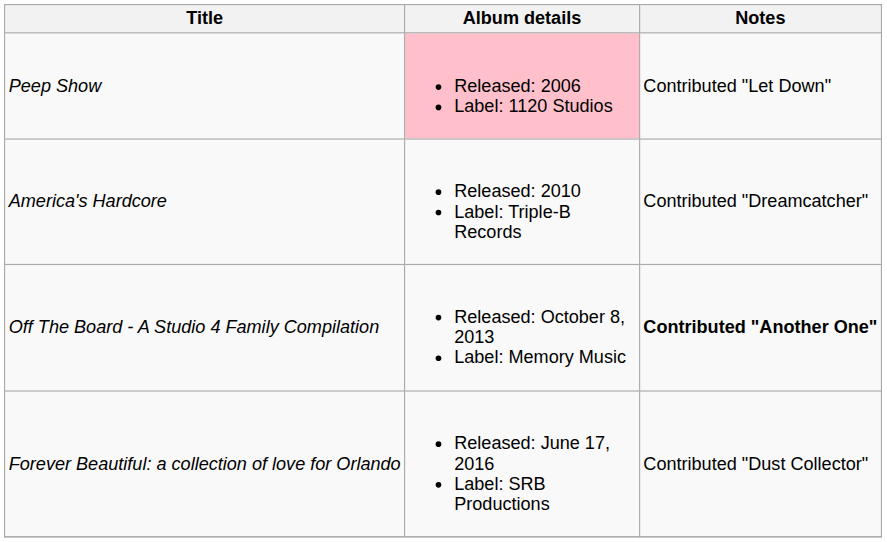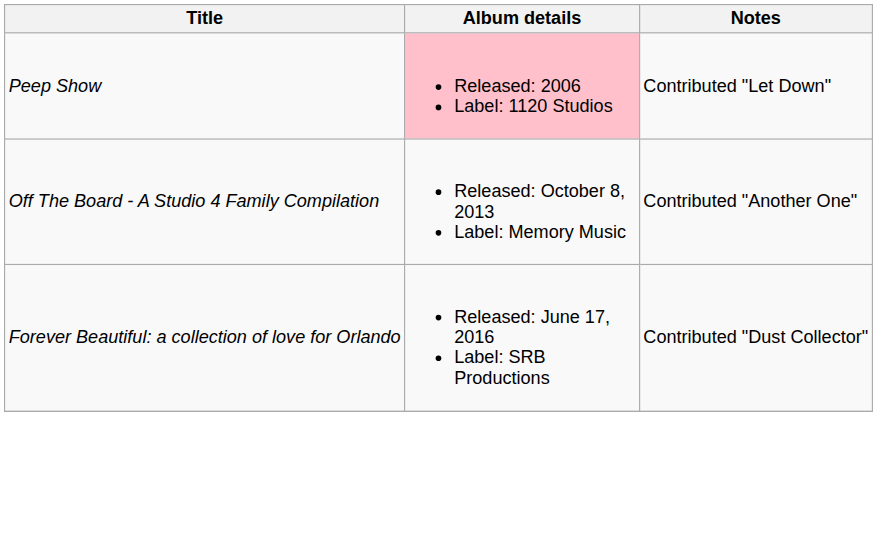- row: (88, 201)
(760, 327) bold -> (750, 201) normal
